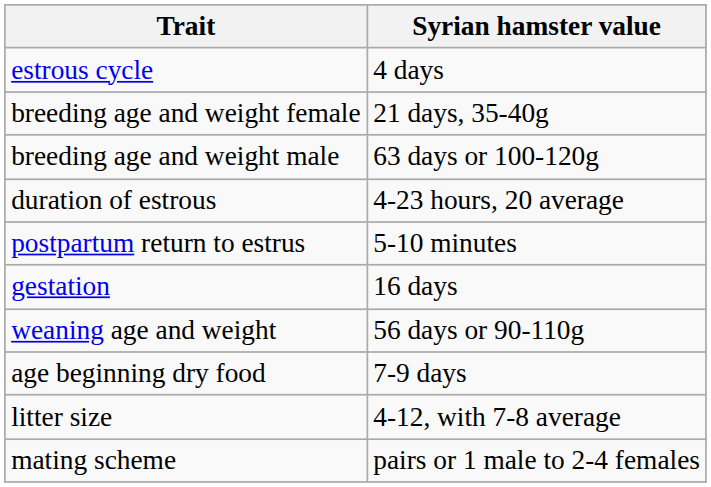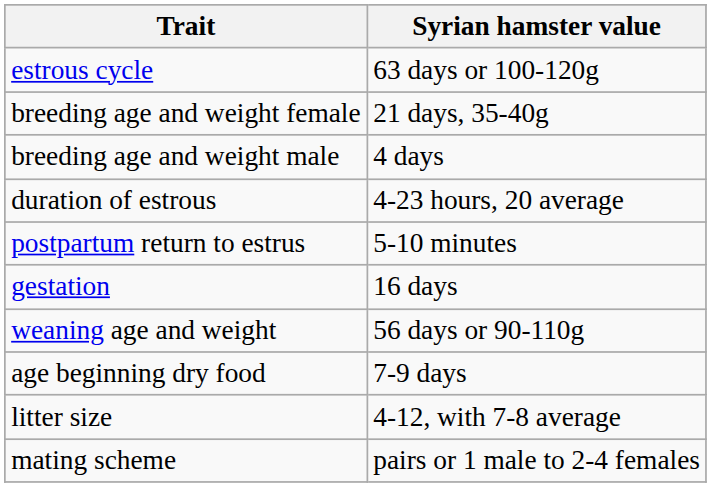(409, 69) 4 days -> (486, 69) 63 days or 100-120g
(486, 156) 63 days or 100-120g -> (409, 156) 4 days
